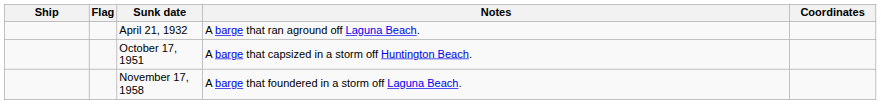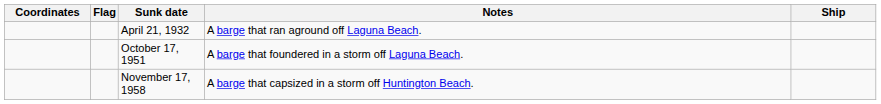columns swapped: (47, 13) <-> (833, 13)
(339, 54) A barge that capsized in a storm off Huntington Beach. -> (335, 54) A barge that foundered in a storm off Laguna Beach.
(333, 84) A barge that foundered in a storm off Laguna Beach. -> (340, 84) A barge that capsized in a storm off Huntington Beach.
